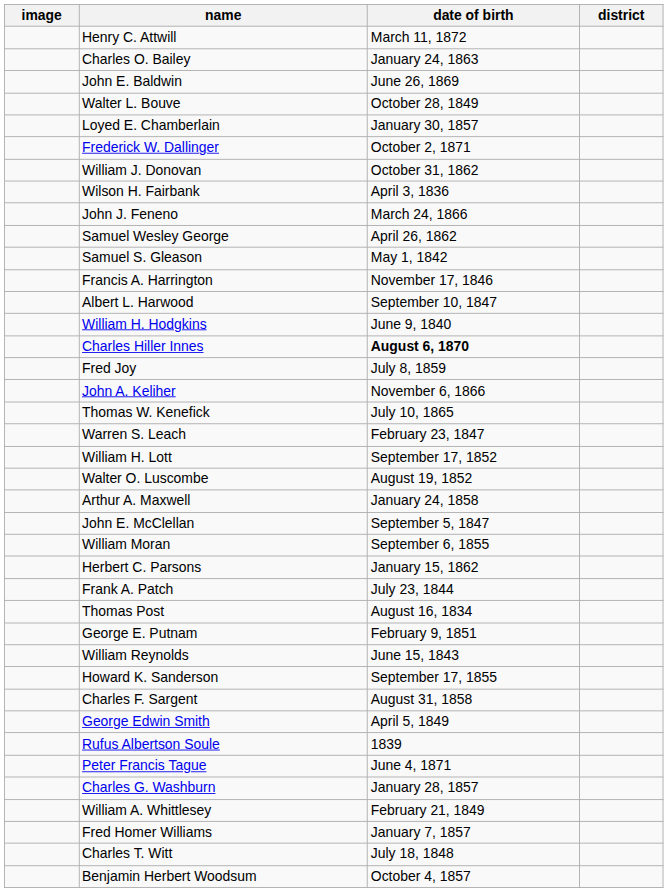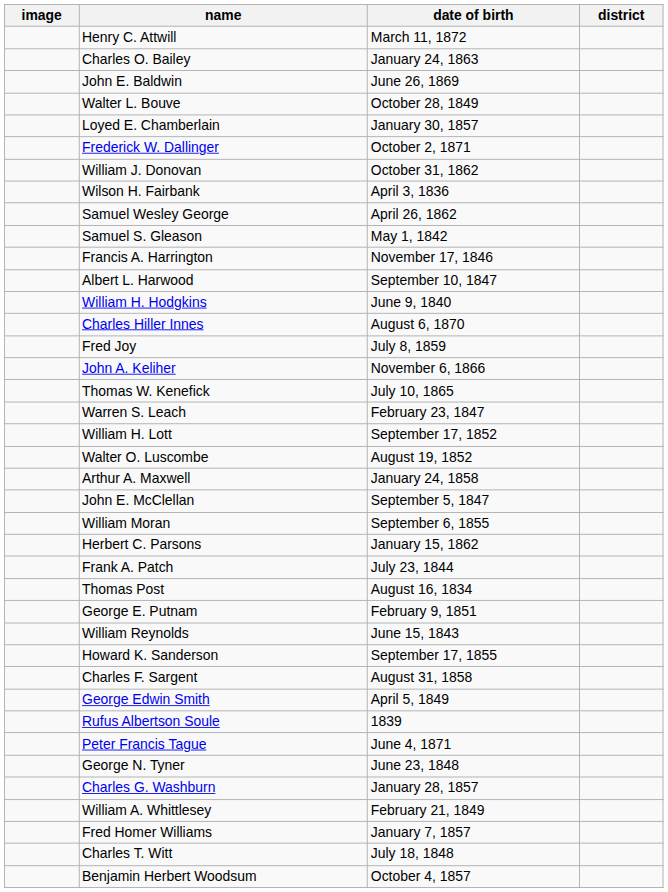- row: (130, 214)
(420, 346) bold -> (418, 324) normal
+ row: (133, 766)
